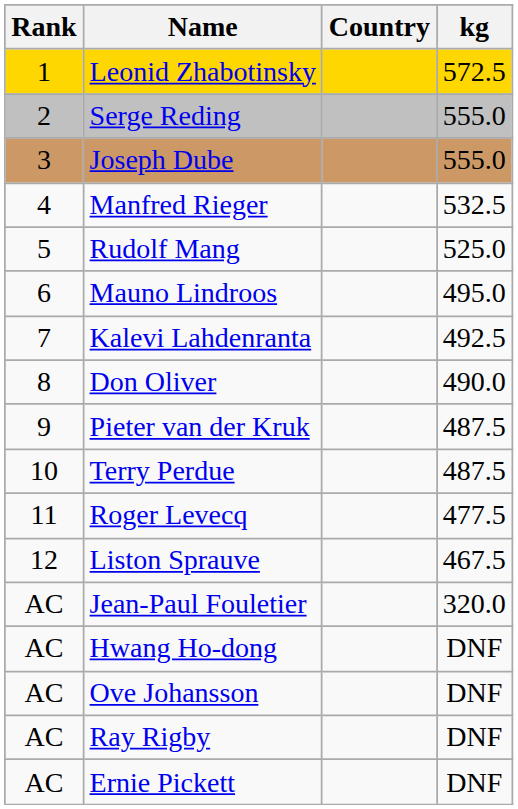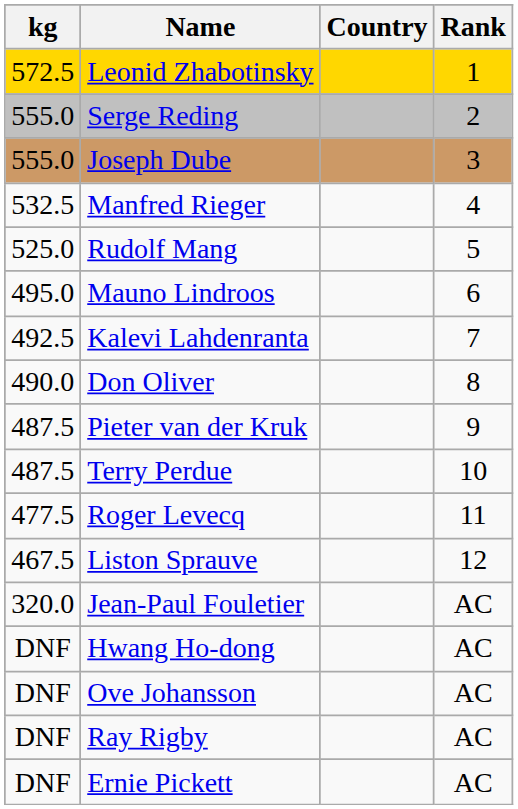columns swapped: (44, 26) <-> (474, 26)
